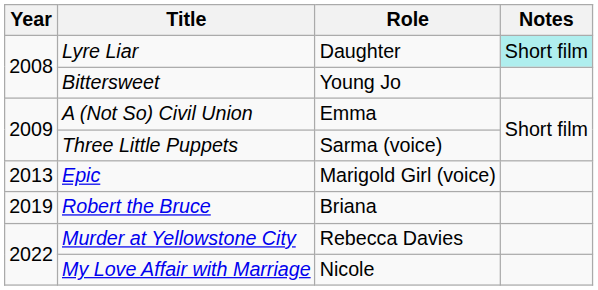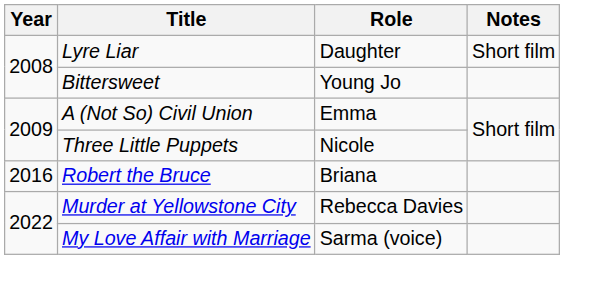(546, 51) paleturquoise background -> (514, 51) no background
(381, 144) Sarma (voice) -> (347, 144) Nicole
- row: (81, 176)
(31, 207) 2019 -> (31, 176) 2016
(347, 269) Nicole -> (381, 238) Sarma (voice)
